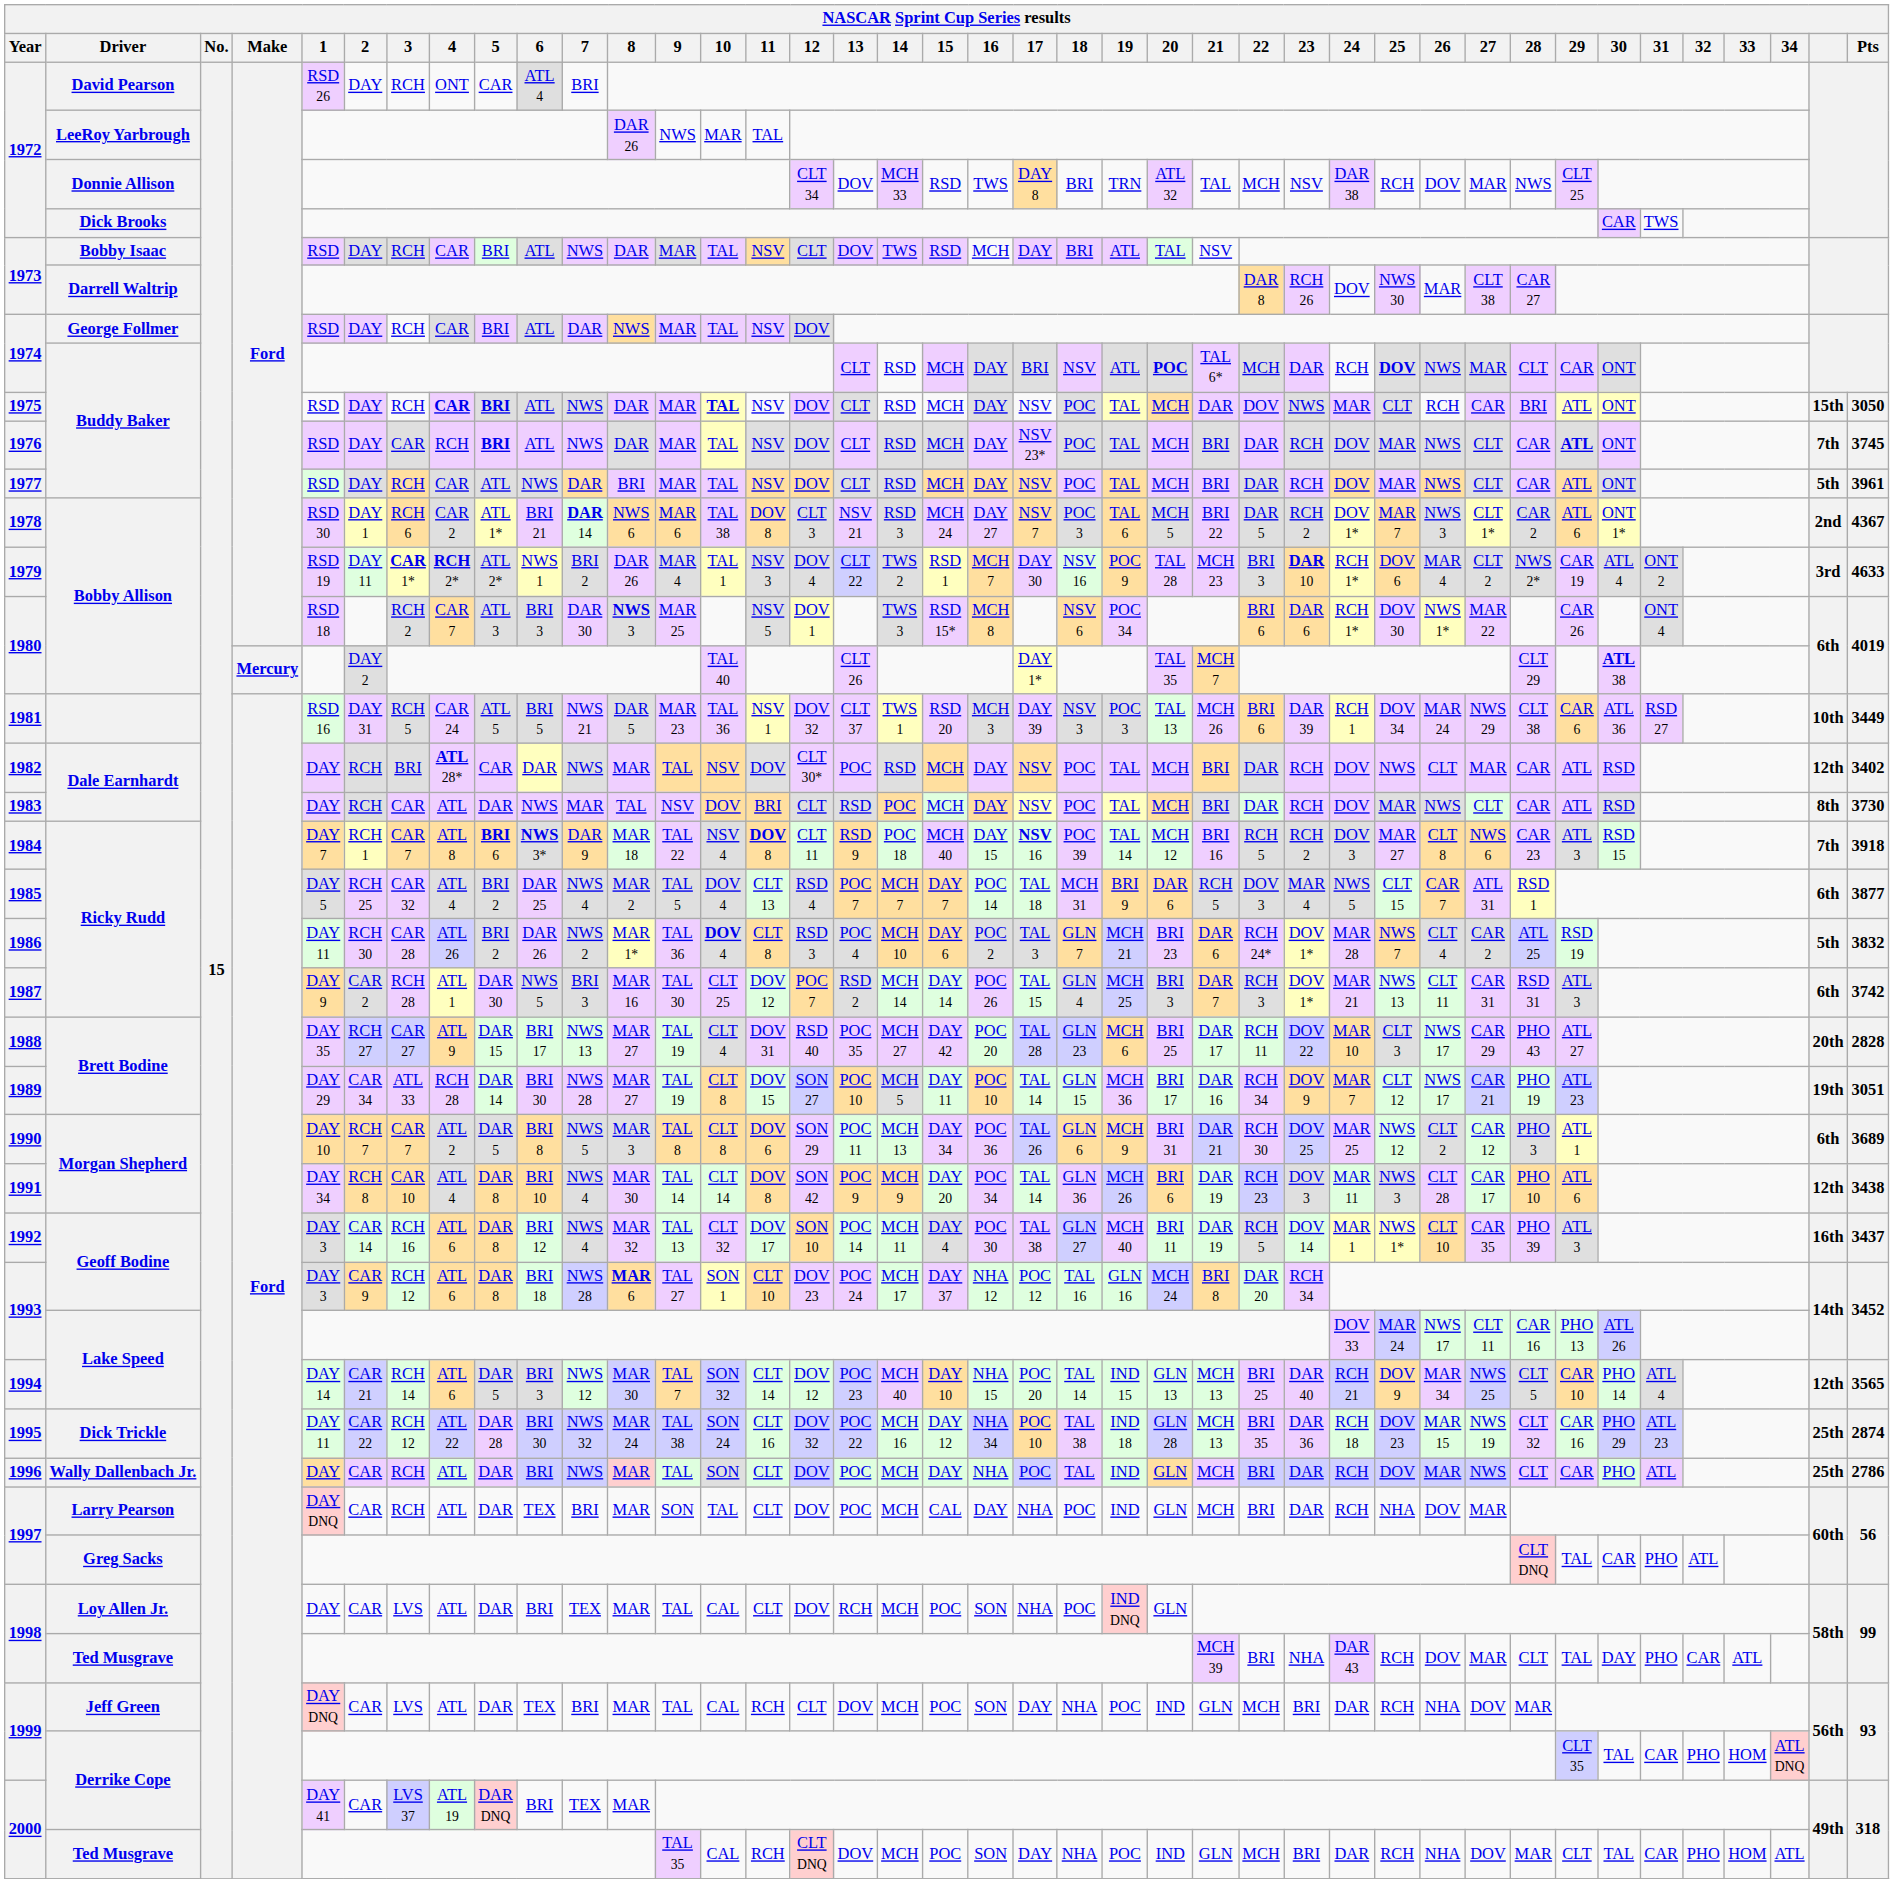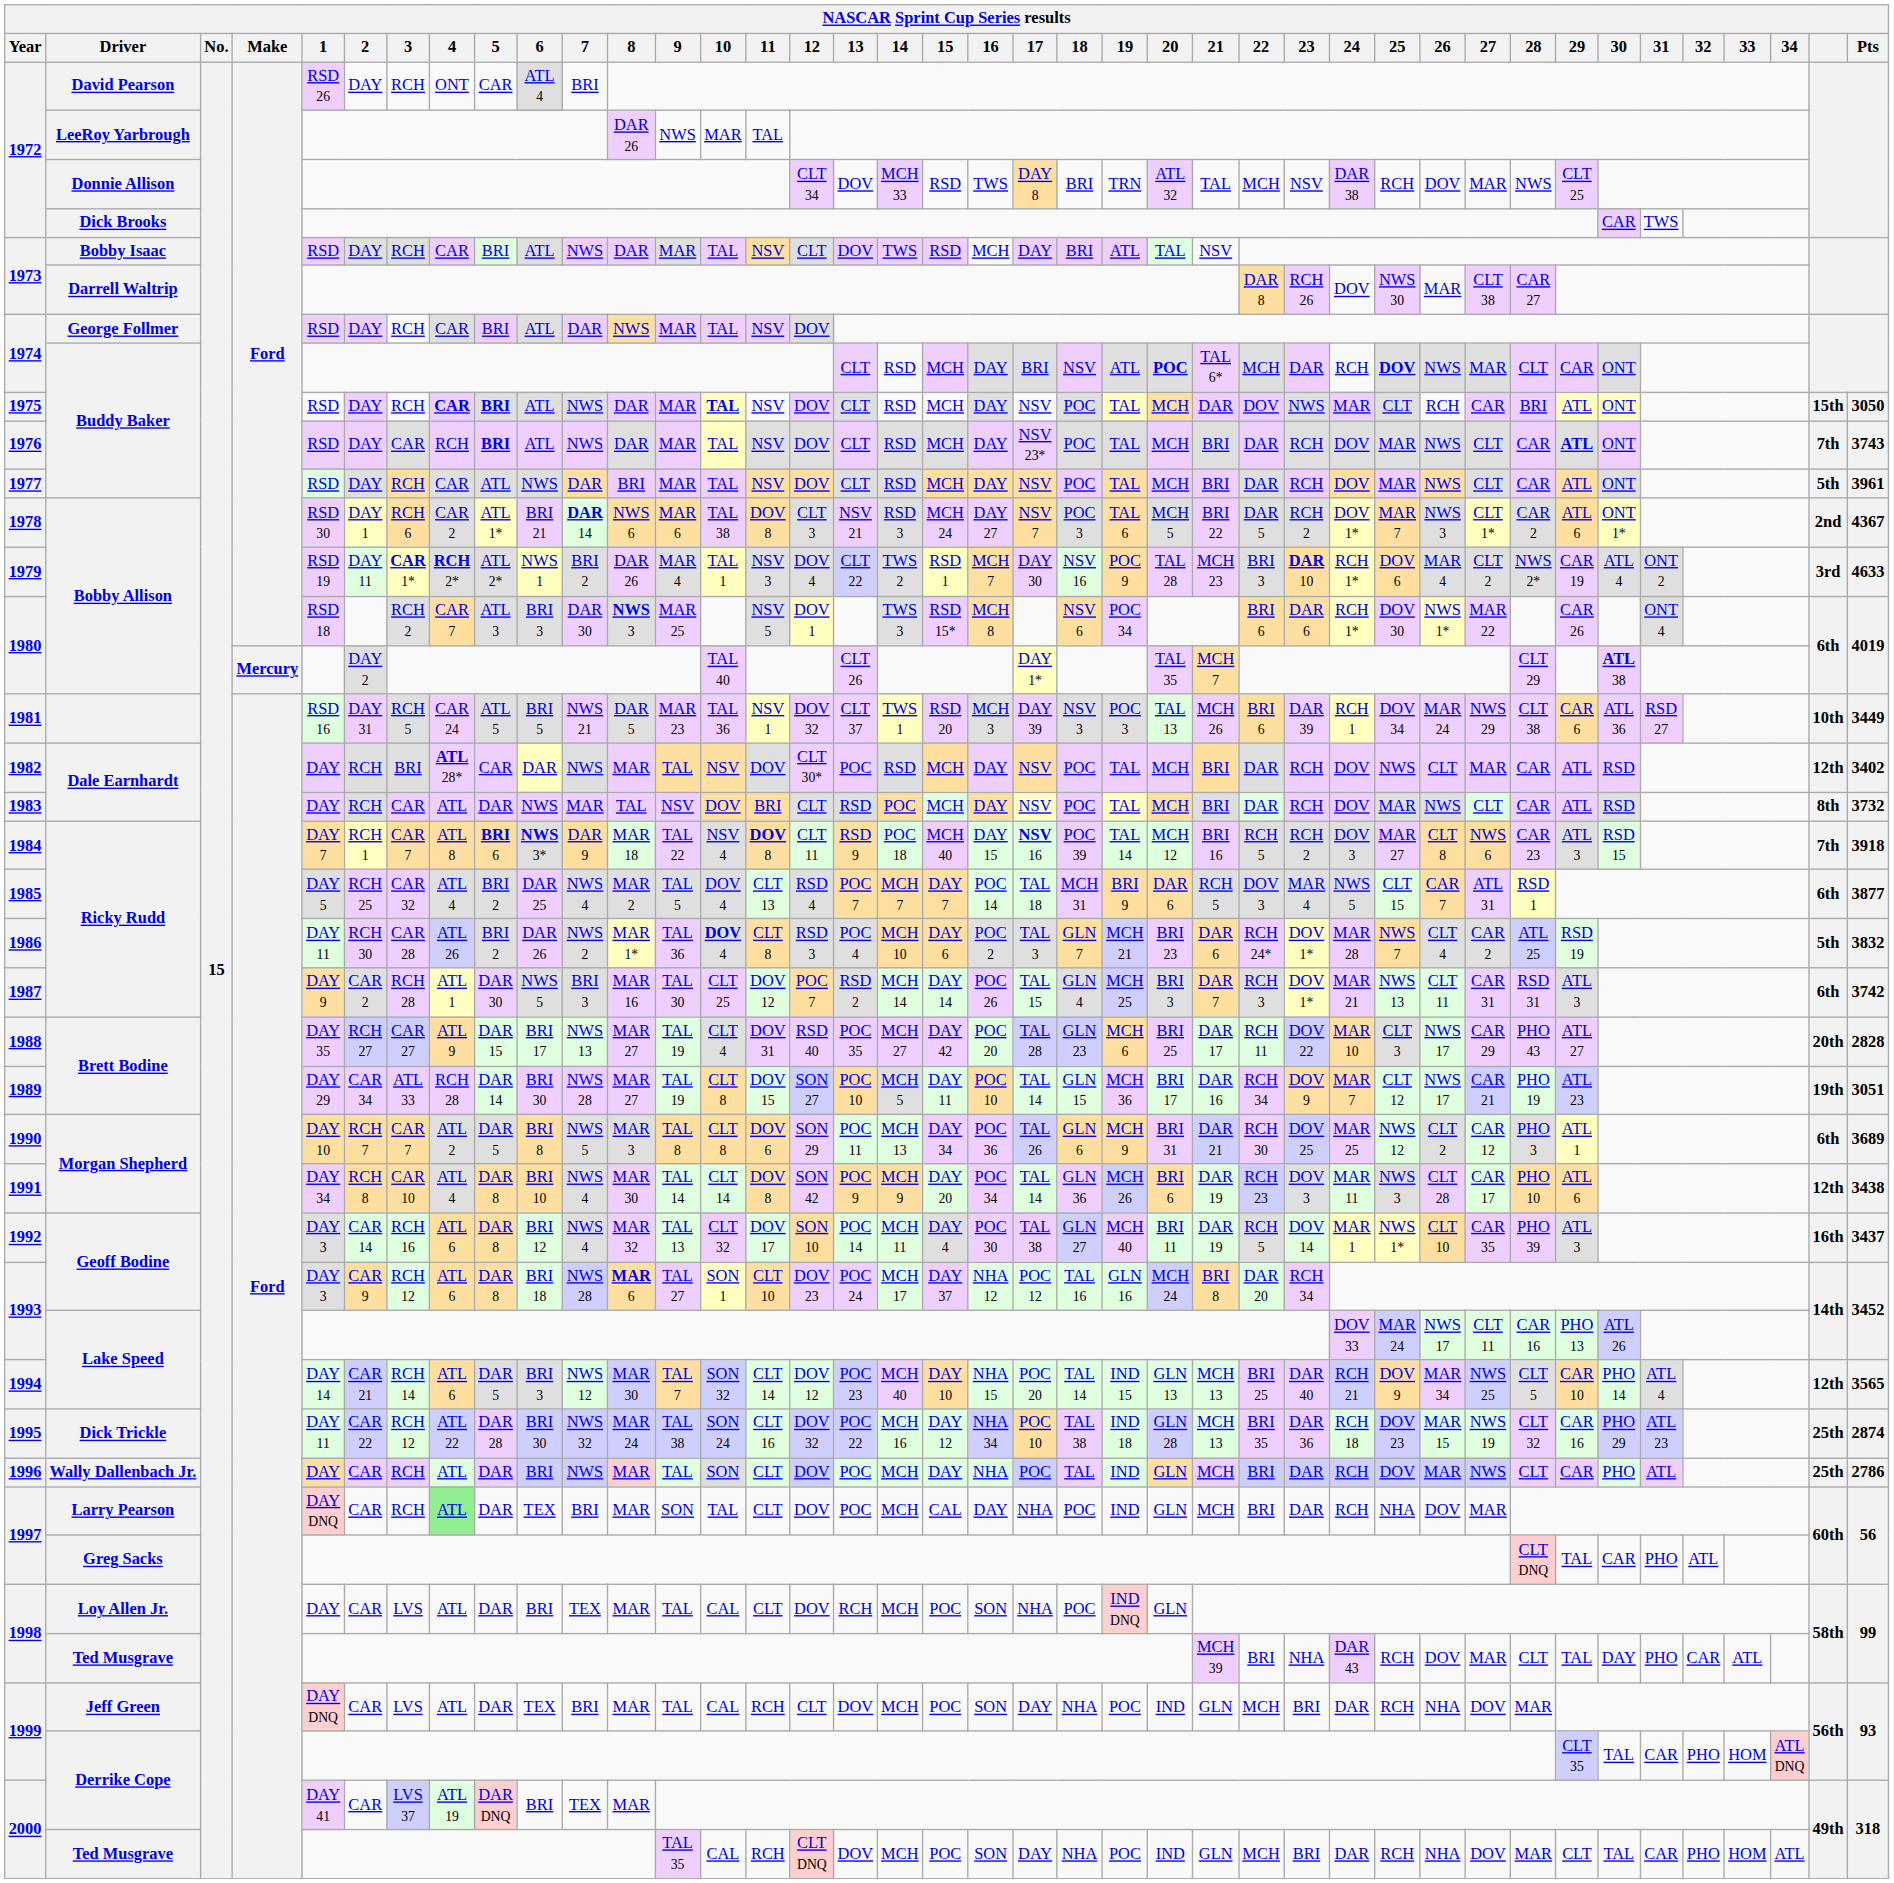(1868, 444) 3745 -> (1868, 444) 3743
(1868, 806) 3730 -> (1868, 806) 3732
(452, 1510) no background -> (452, 1510) lightgreen background
